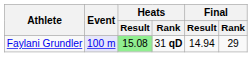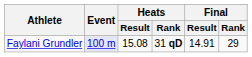(135, 44) lightgreen background -> (135, 44) no background
(202, 44) 14.94 -> (202, 44) 14.91
